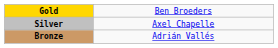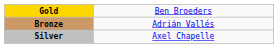rows swapped: (49, 24) <-> (49, 37)
